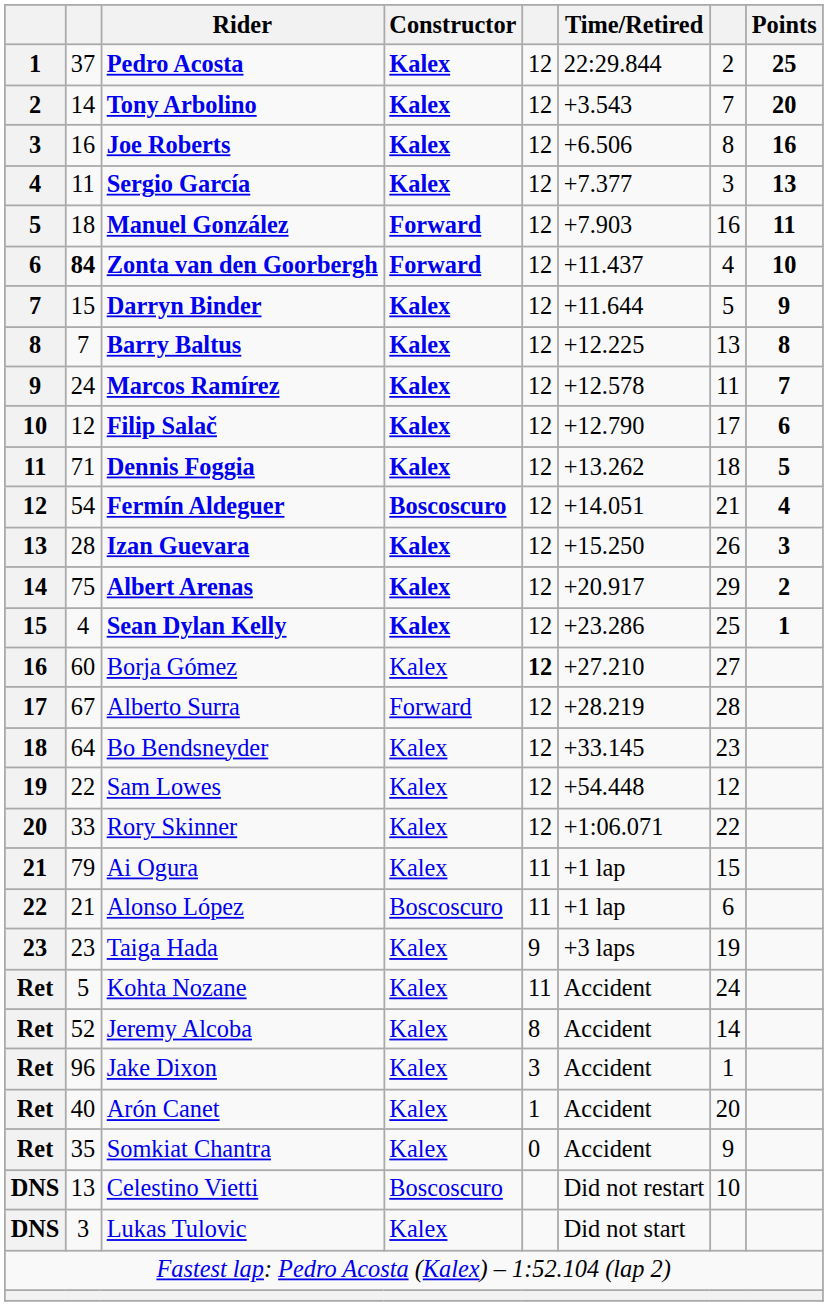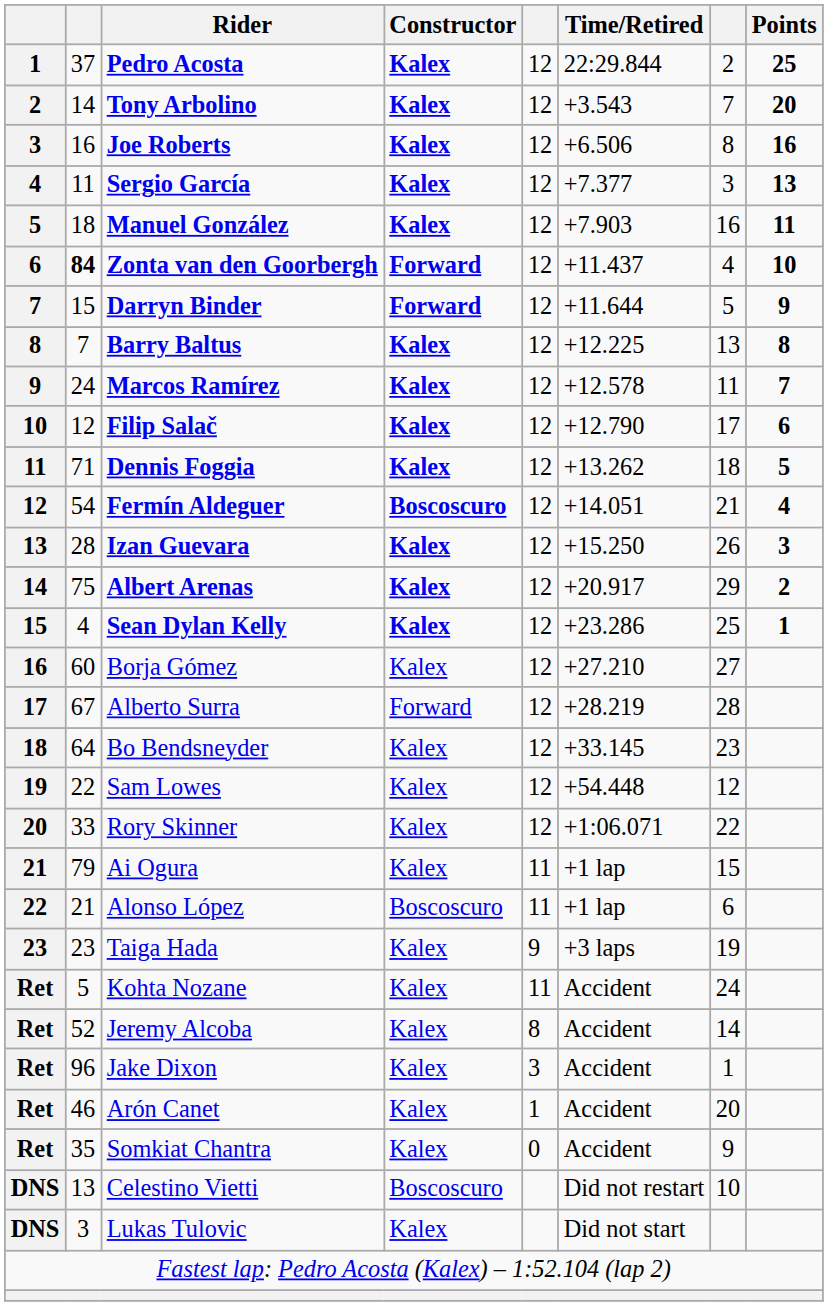(435, 224) Forward -> (420, 224) Kalex
(420, 305) Kalex -> (435, 305) Forward
(540, 666) bold -> (540, 666) normal
(83, 1108) 40 -> (83, 1108) 46
